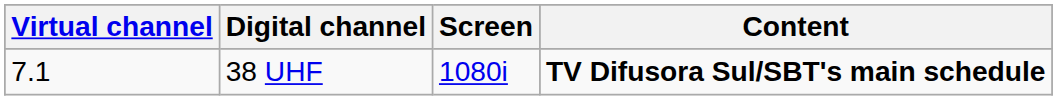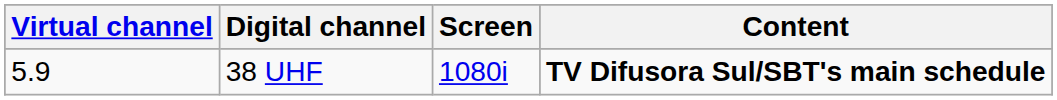(31, 71) 7.1 -> (31, 71) 5.9
